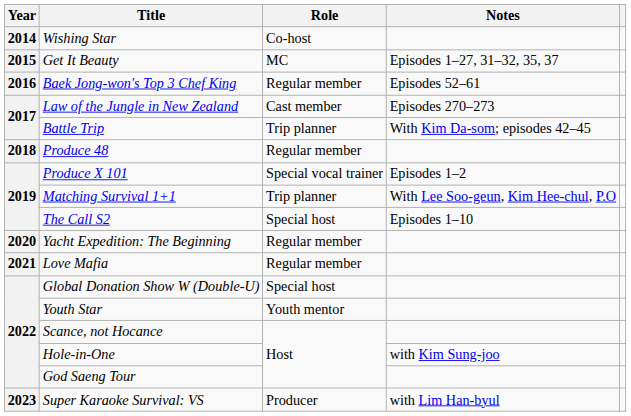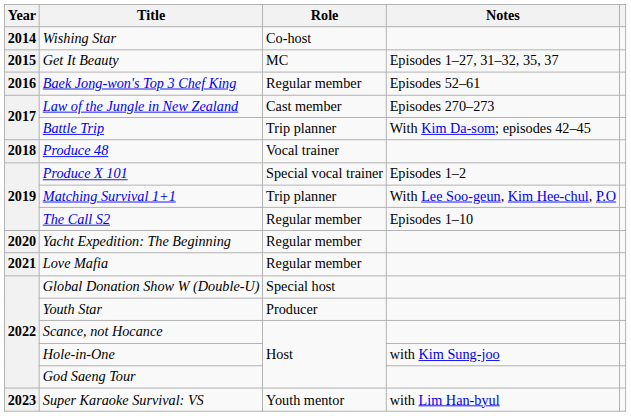(314, 151) Regular member -> (303, 151) Vocal trainer
(301, 219) Special host -> (314, 219) Regular member
(305, 309) Youth mentor -> (292, 309) Producer
(292, 399) Producer -> (305, 399) Youth mentor
